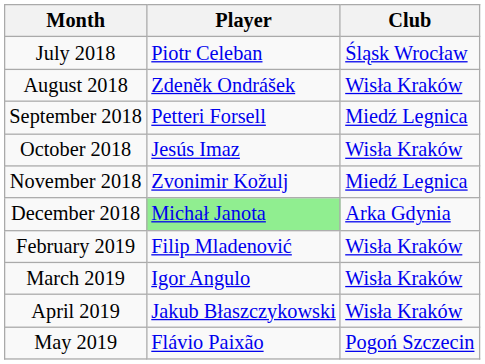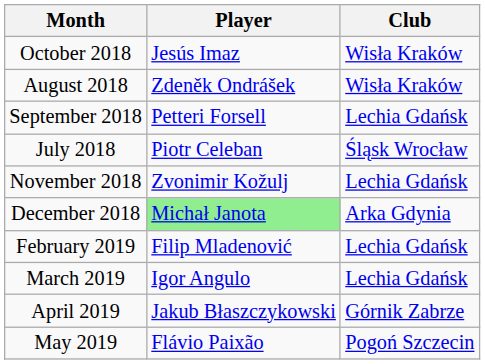rows swapped: (76, 52) <-> (76, 149)
(406, 117) Miedź Legnica -> (406, 117) Lechia Gdańsk
(406, 181) Miedź Legnica -> (406, 181) Lechia Gdańsk
(404, 246) Wisła Kraków -> (406, 246) Lechia Gdańsk
(404, 278) Wisła Kraków -> (406, 278) Lechia Gdańsk
(404, 310) Wisła Kraków -> (405, 310) Górnik Zabrze
